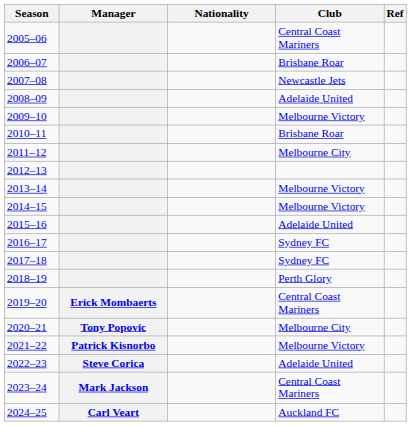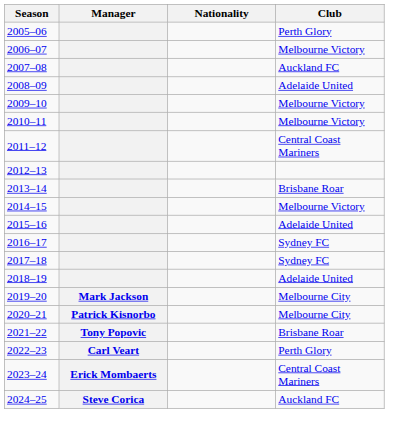- column: (395, 13)
(309, 37) Central Coast Mariners -> (305, 31) Perth Glory
(311, 62) Brisbane Roar -> (322, 49) Melbourne Victory
(312, 80) Newcastle Jets -> (309, 67) Auckland FC
(311, 134) Brisbane Roar -> (322, 121) Melbourne Victory
(314, 152) Melbourne City -> (309, 146) Central Coast Mariners
(322, 188) Melbourne Victory -> (311, 188) Brisbane Roar
(305, 278) Perth Glory -> (316, 278) Adelaide United
(113, 302) Erick Mombaerts -> (113, 296) Mark Jackson
(309, 302) Central Coast Mariners -> (314, 296) Melbourne City
(113, 327) Tony Popovic -> (113, 314) Patrick Kisnorbo
(113, 345) Patrick Kisnorbo -> (113, 332) Tony Popovic
(322, 345) Melbourne Victory -> (311, 332) Brisbane Roar
(113, 363) Steve Corica -> (113, 350) Carl Veart
(316, 363) Adelaide United -> (305, 350) Perth Glory
(113, 387) Mark Jackson -> (113, 374) Erick Mombaerts
(113, 412) Carl Veart -> (113, 399) Steve Corica
